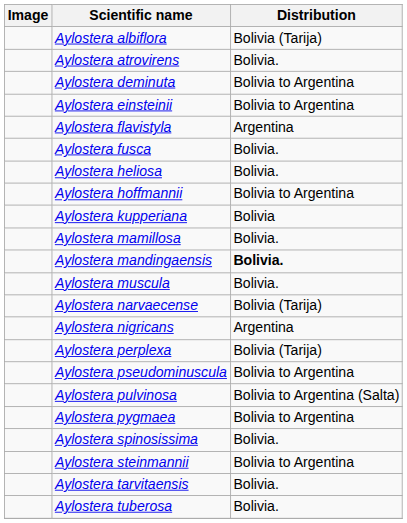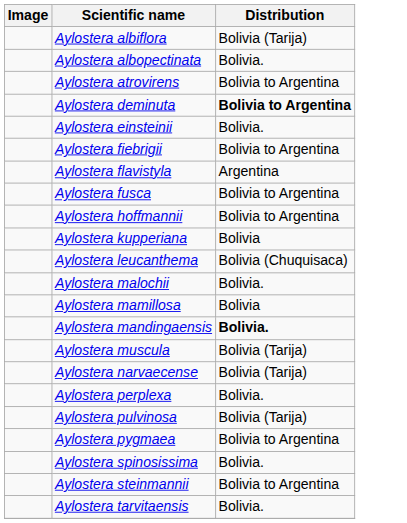+ row: (128, 60)
(256, 60) Bolivia. -> (279, 82) Bolivia to Argentina
(294, 82) normal -> (285, 104) bold
(294, 104) Bolivia to Argentina -> (241, 127) Bolivia.
+ row: (108, 149)
(256, 149) Bolivia. -> (279, 194) Bolivia to Argentina
- row: (108, 171)
+ row: (126, 261)
+ row: (112, 283)
(256, 238) Bolivia. -> (239, 305) Bolivia
(256, 283) Bolivia. -> (263, 350) Bolivia (Tarija)
- row: (114, 328)
(278, 350) Bolivia (Tarija) -> (241, 395) Bolivia.
- row: (141, 372)
(316, 395) Bolivia to Argentina (Salta) -> (263, 417) Bolivia (Tarija)
- row: (114, 506)
